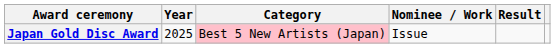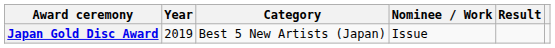(179, 34) 2025 -> (179, 34) 2019
(292, 34) pink background -> (292, 34) no background
